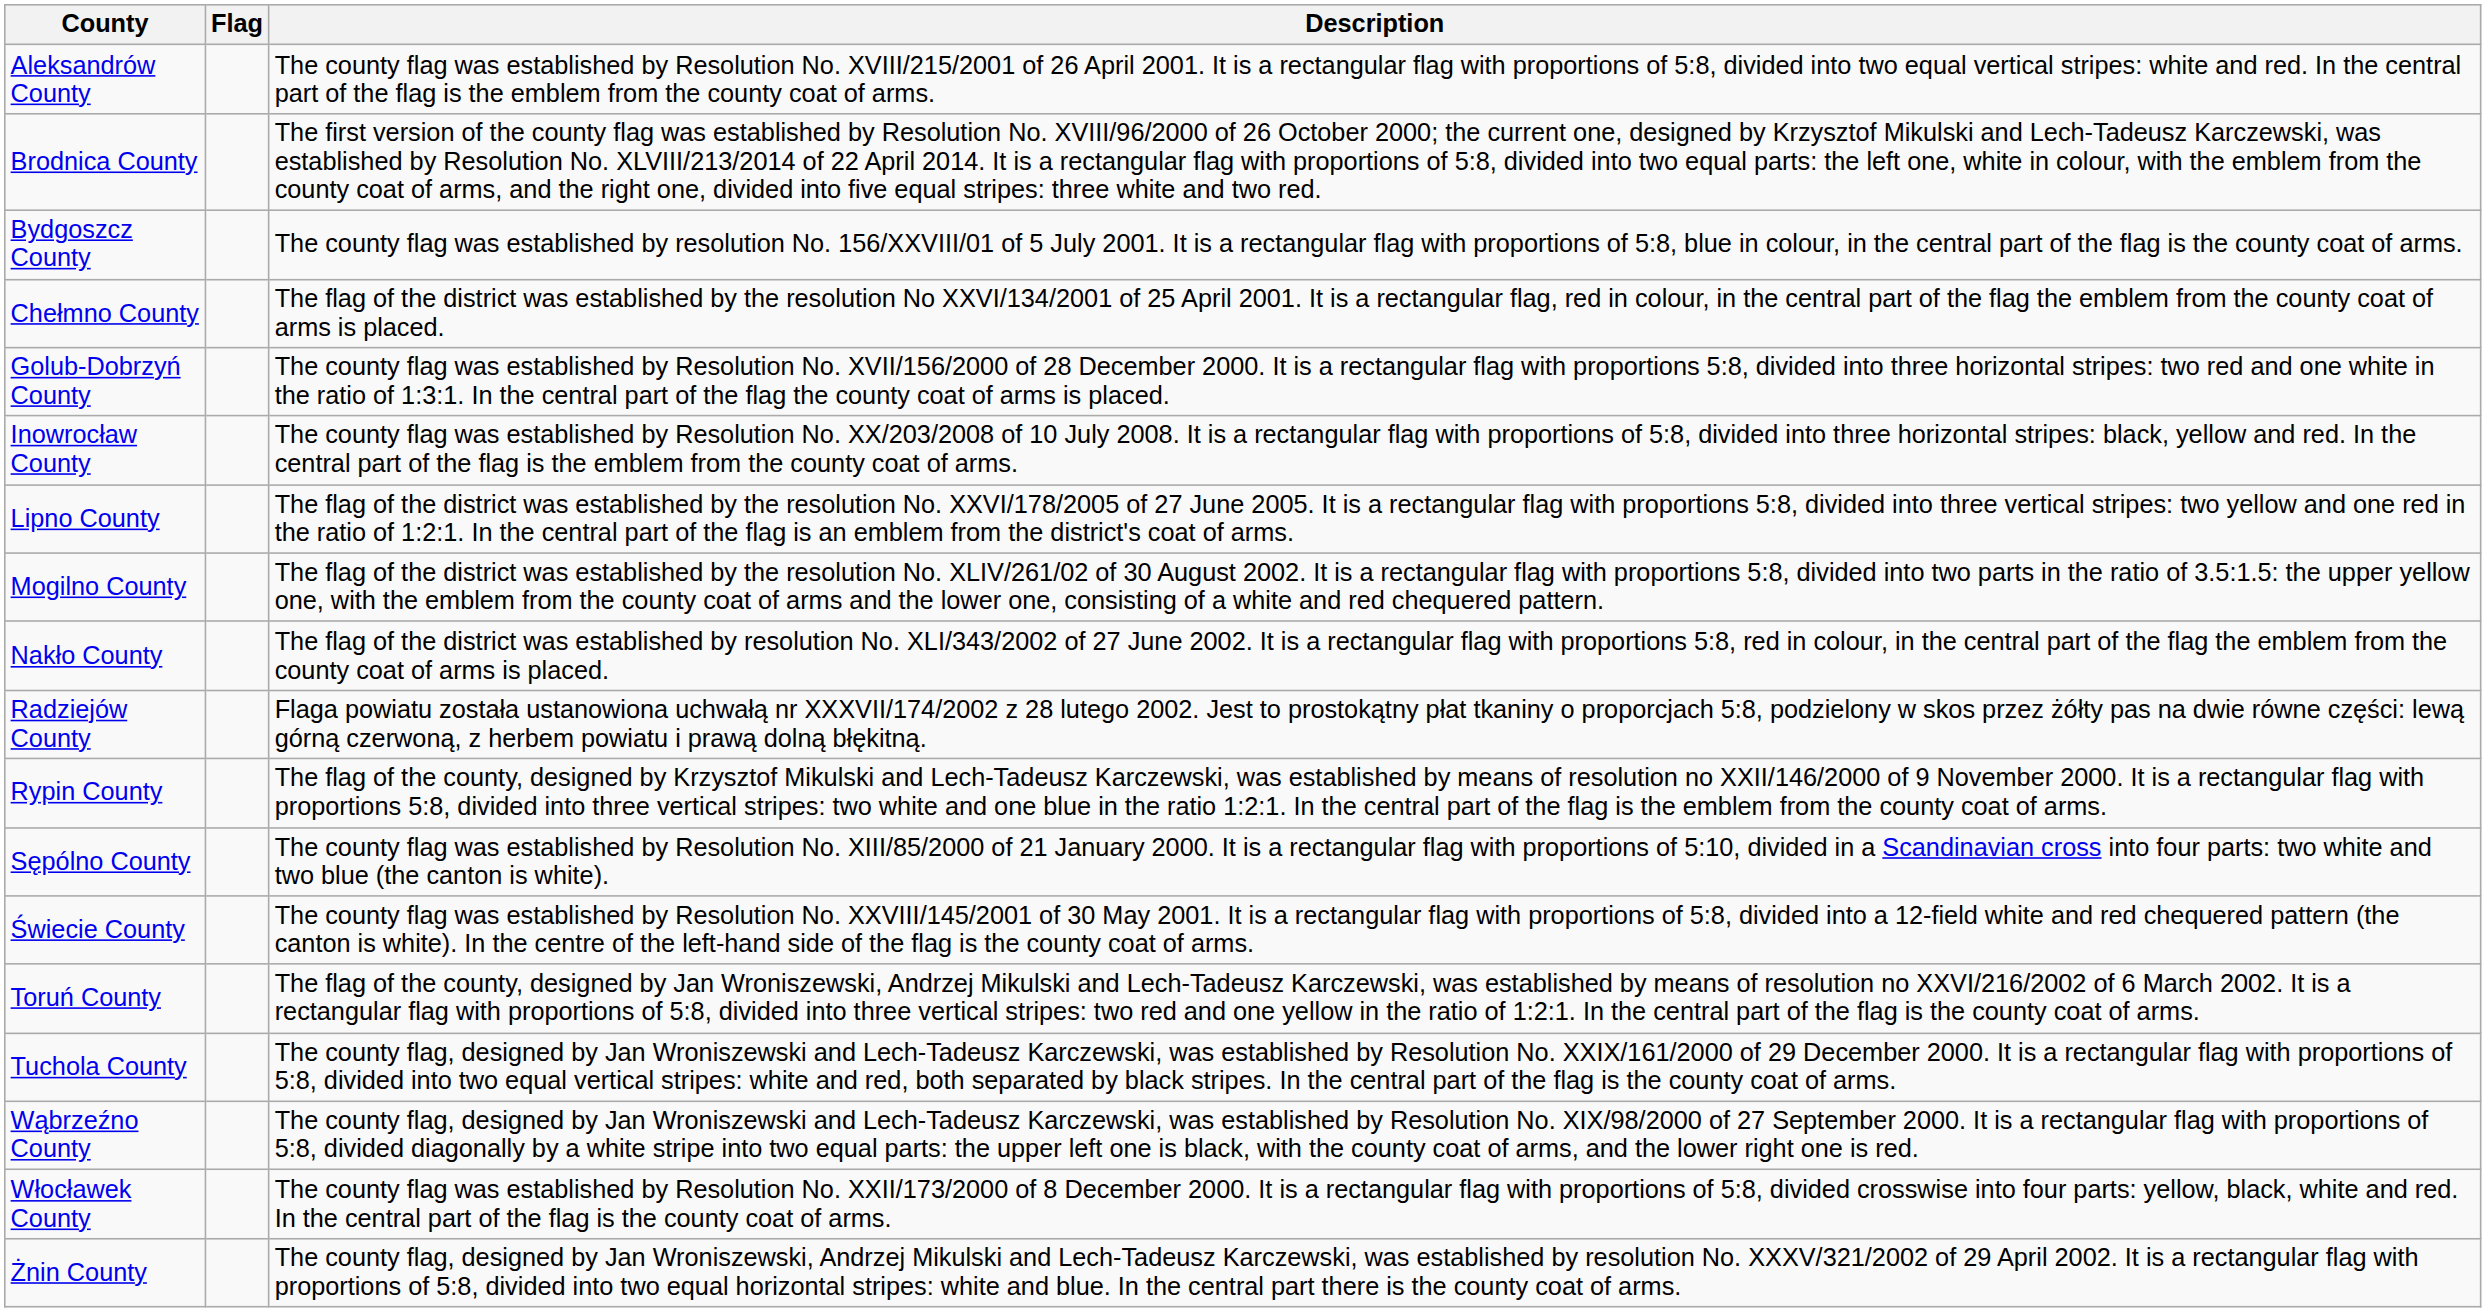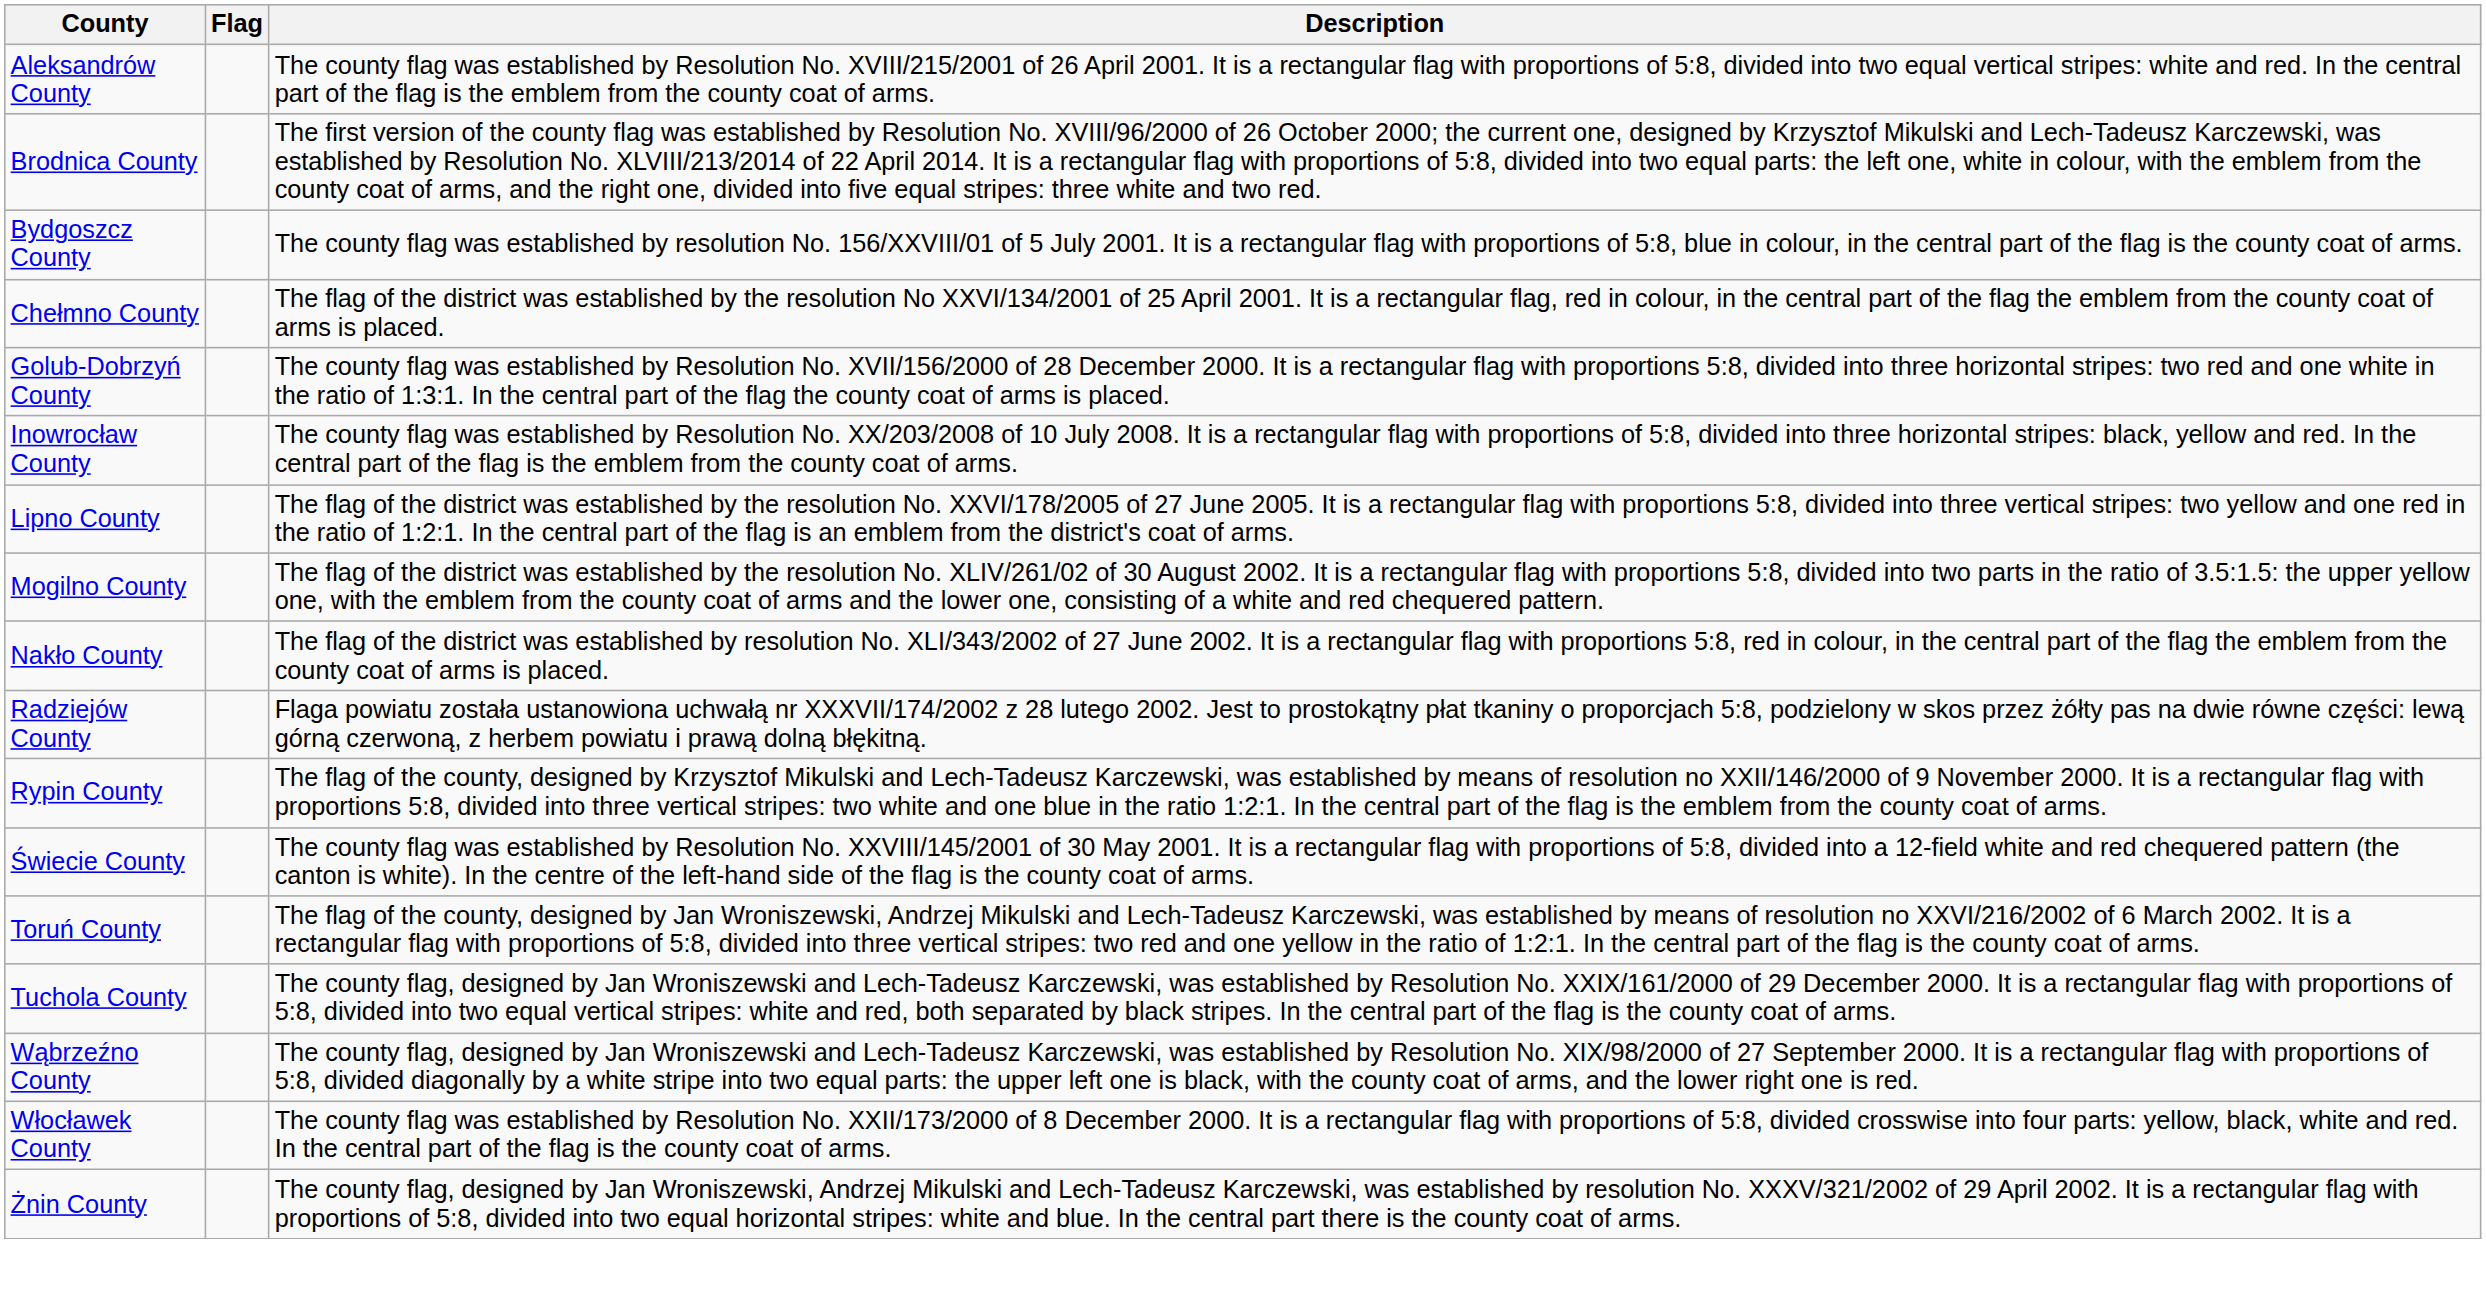- row: (101, 861)
